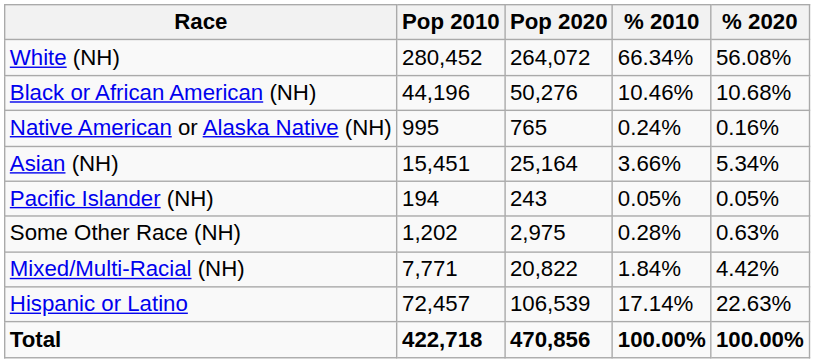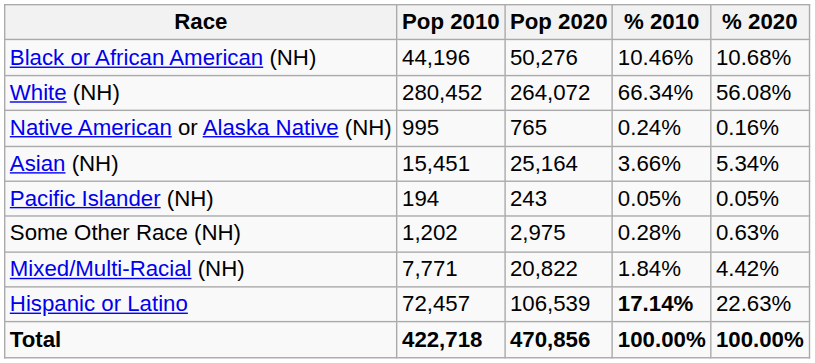rows swapped: (65, 57) <-> (163, 92)
(656, 304) normal -> (656, 304) bold
